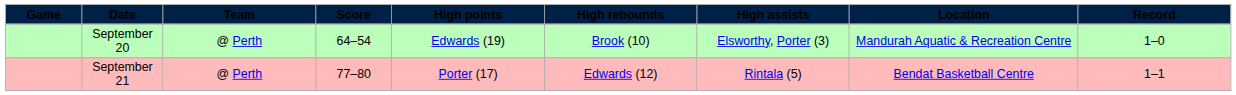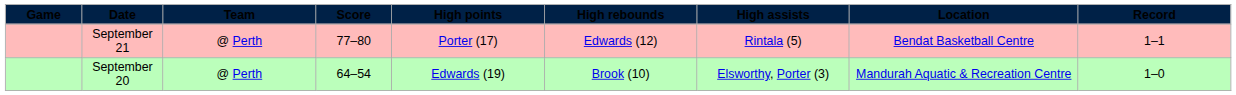rows swapped: (122, 41) <-> (122, 74)
